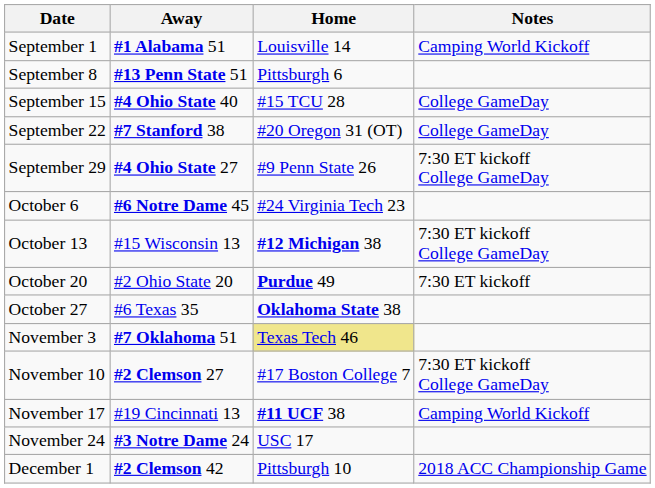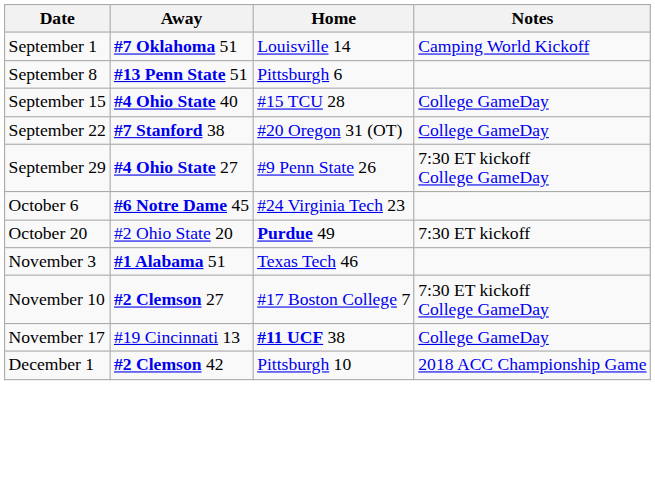(170, 46) #1 Alabama 51 -> (176, 46) #7 Oklahoma 51
- row: (48, 243)
- row: (48, 309)
(176, 337) #7 Oklahoma 51 -> (170, 261) #1 Alabama 51
(308, 337) khaki background -> (308, 261) no background
(504, 412) Camping World Kickoff -> (484, 337) College GameDay
- row: (57, 440)
